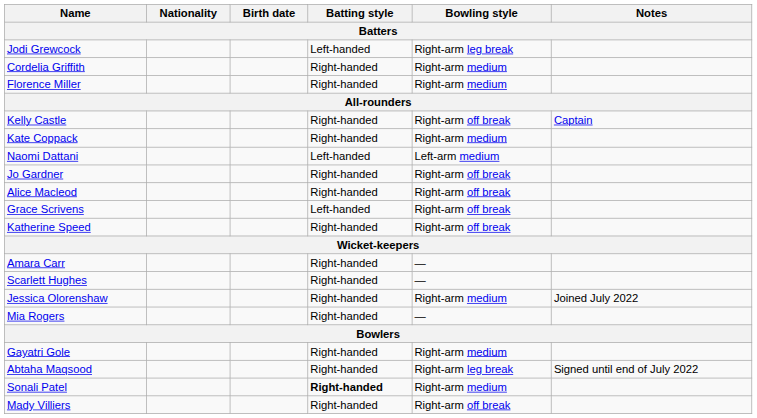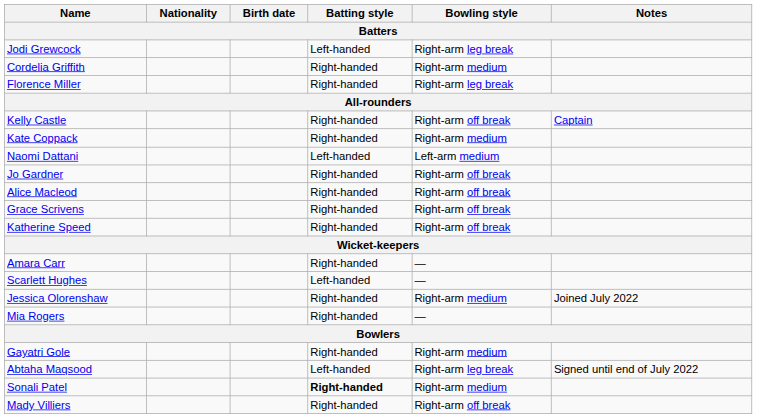(461, 85) Right-arm medium -> (464, 85) Right-arm leg break
(340, 209) Left-handed -> (344, 209) Right-handed
(344, 281) Right-handed -> (340, 281) Left-handed
(344, 370) Right-handed -> (340, 370) Left-handed
